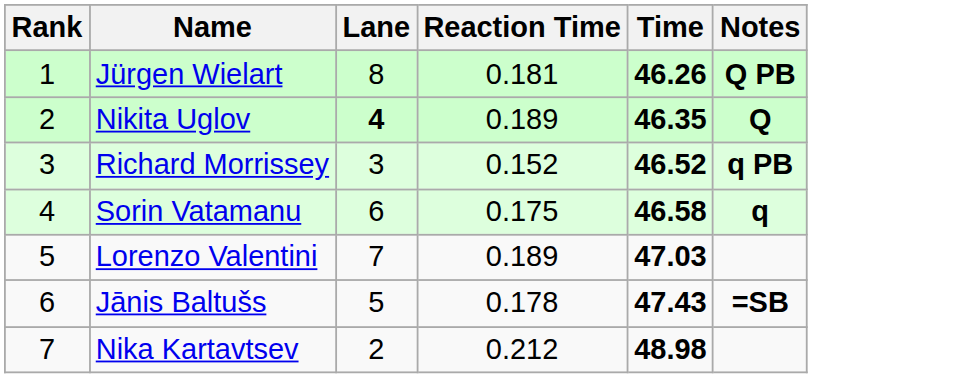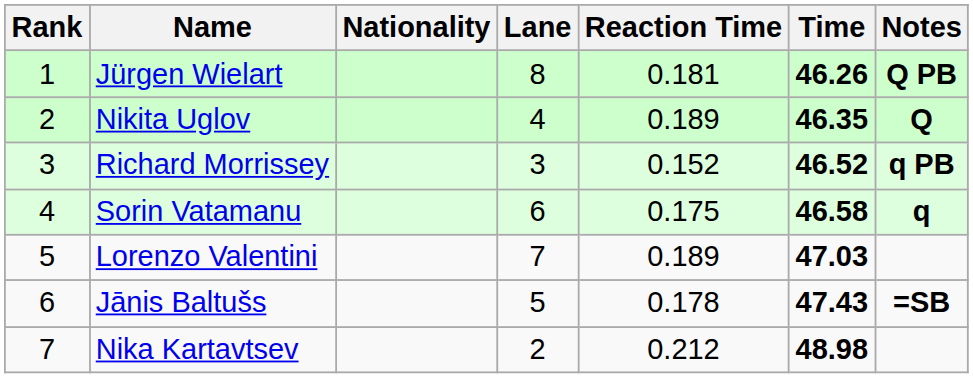+ column: (416, 27)
(376, 119) bold -> (538, 119) normal
